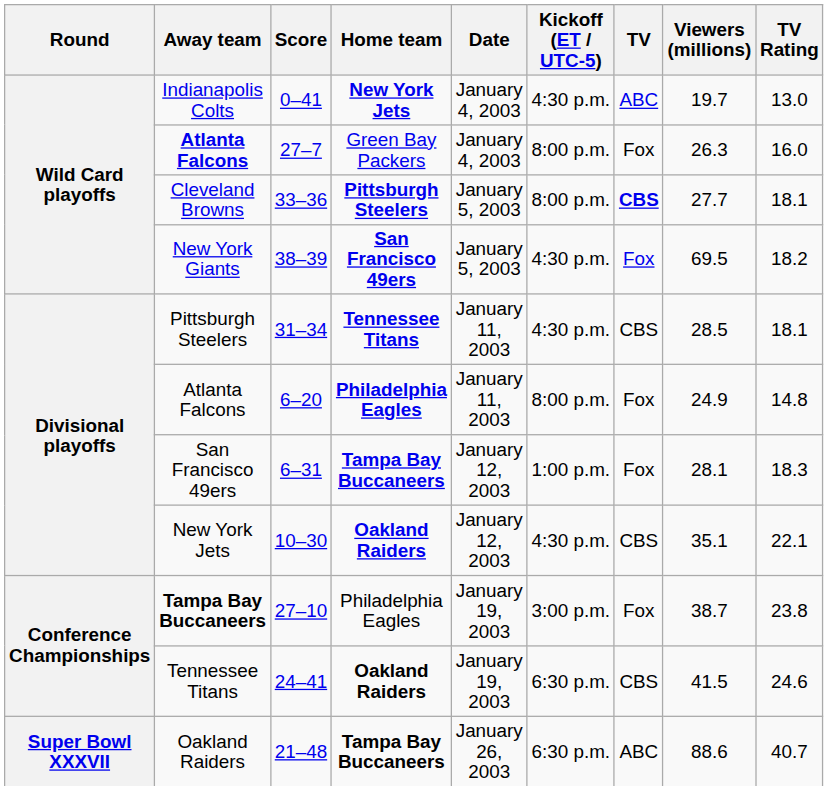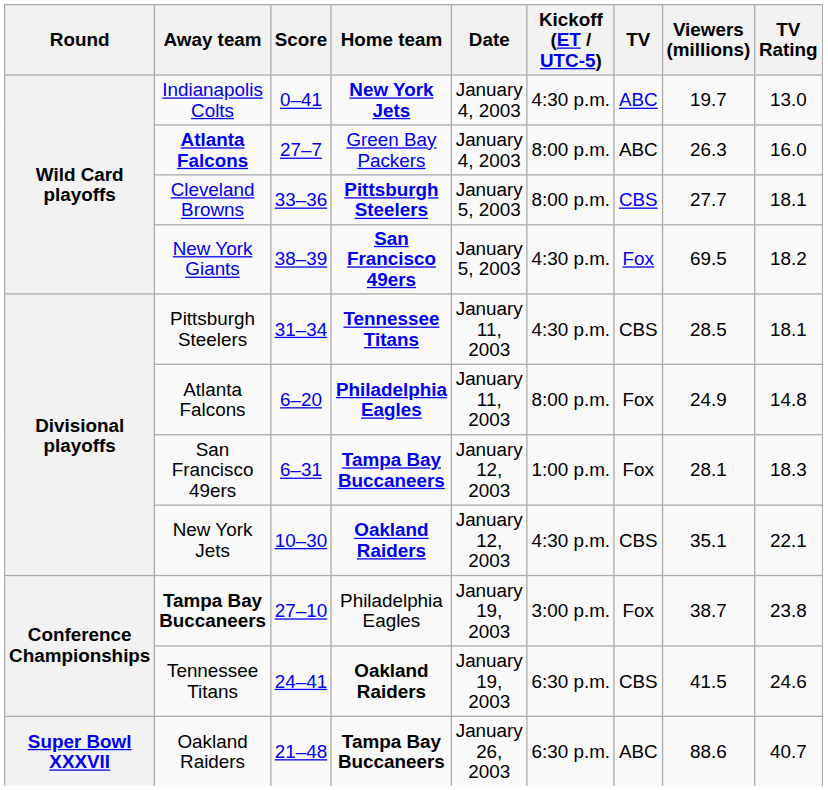(639, 149) Fox -> (638, 149) ABC
(639, 199) bold -> (638, 199) normal
